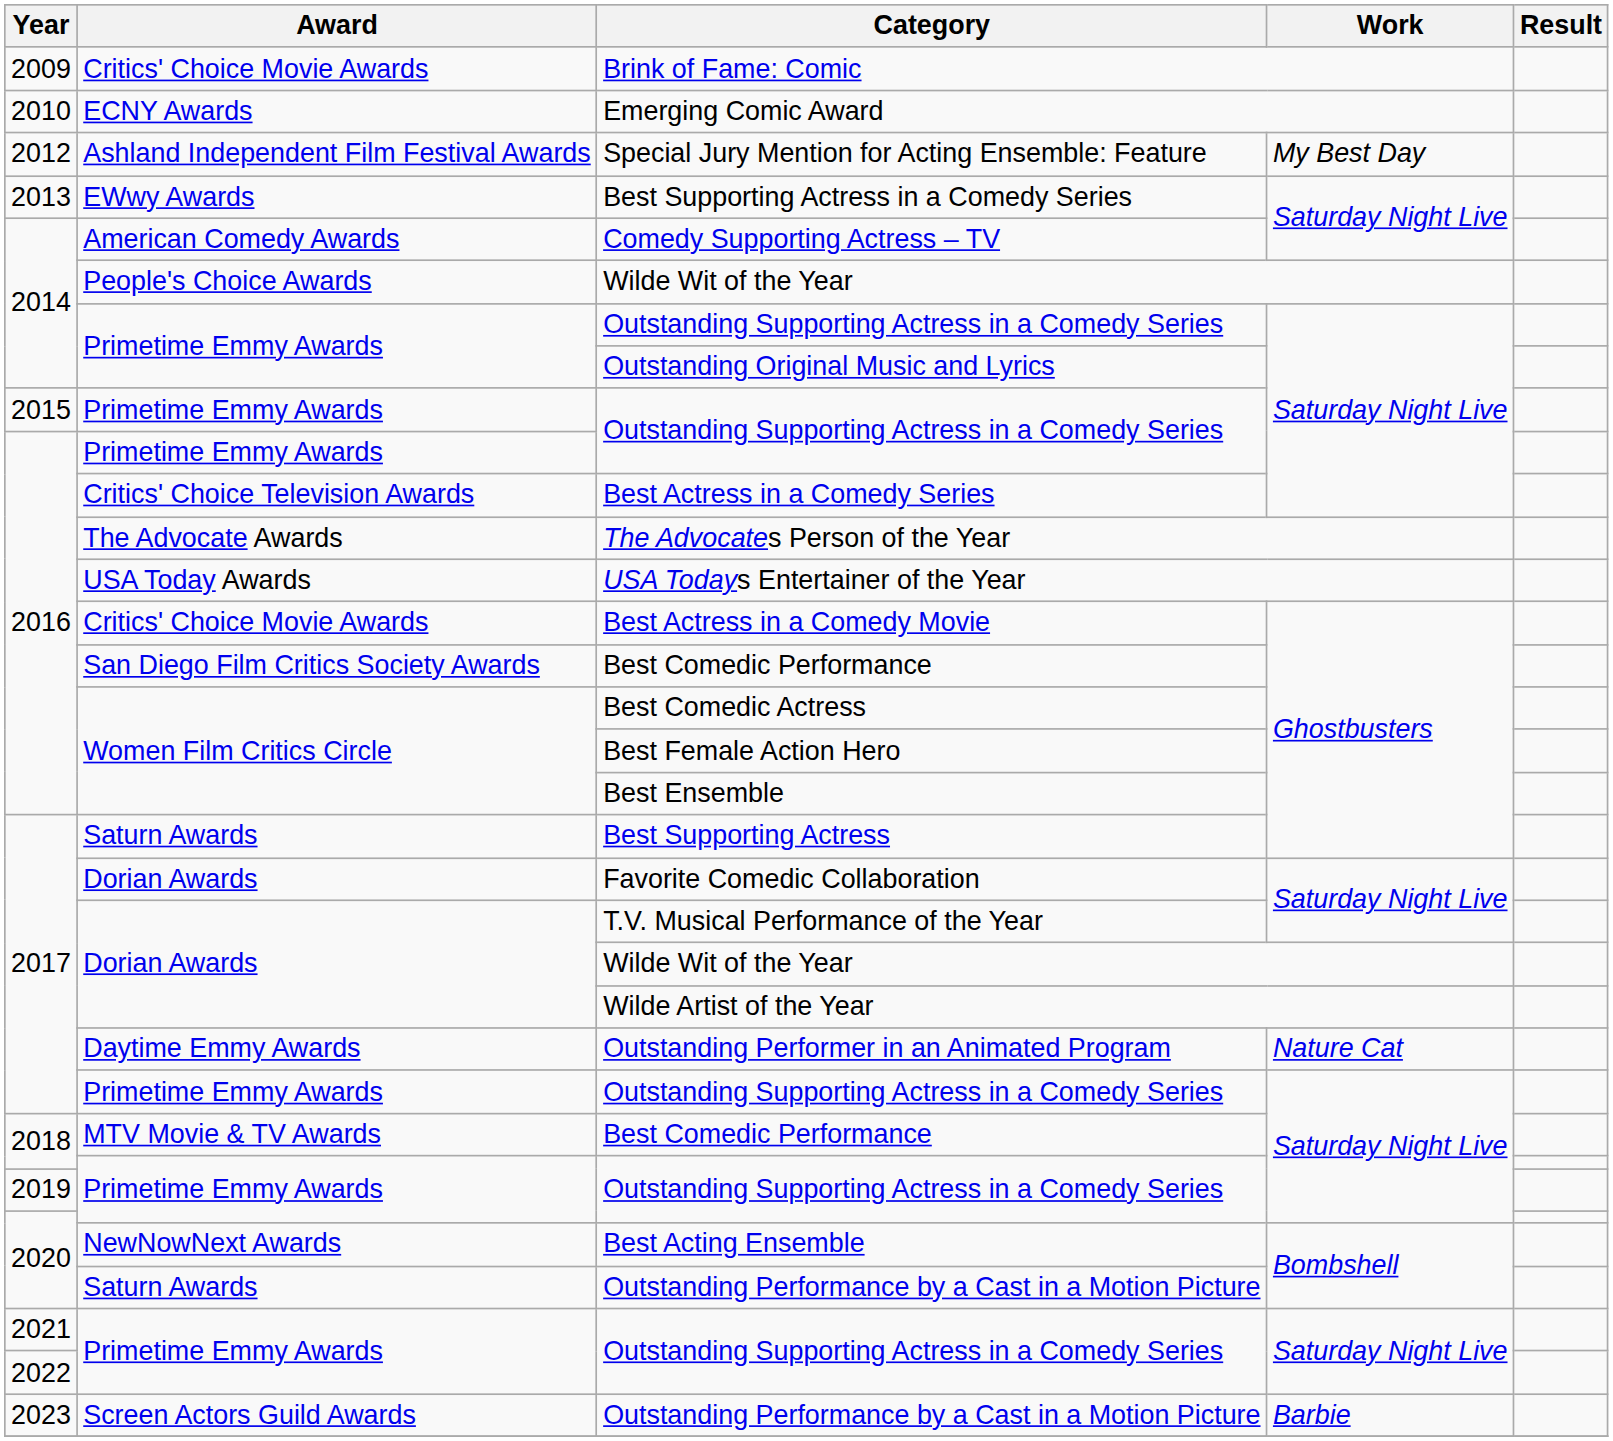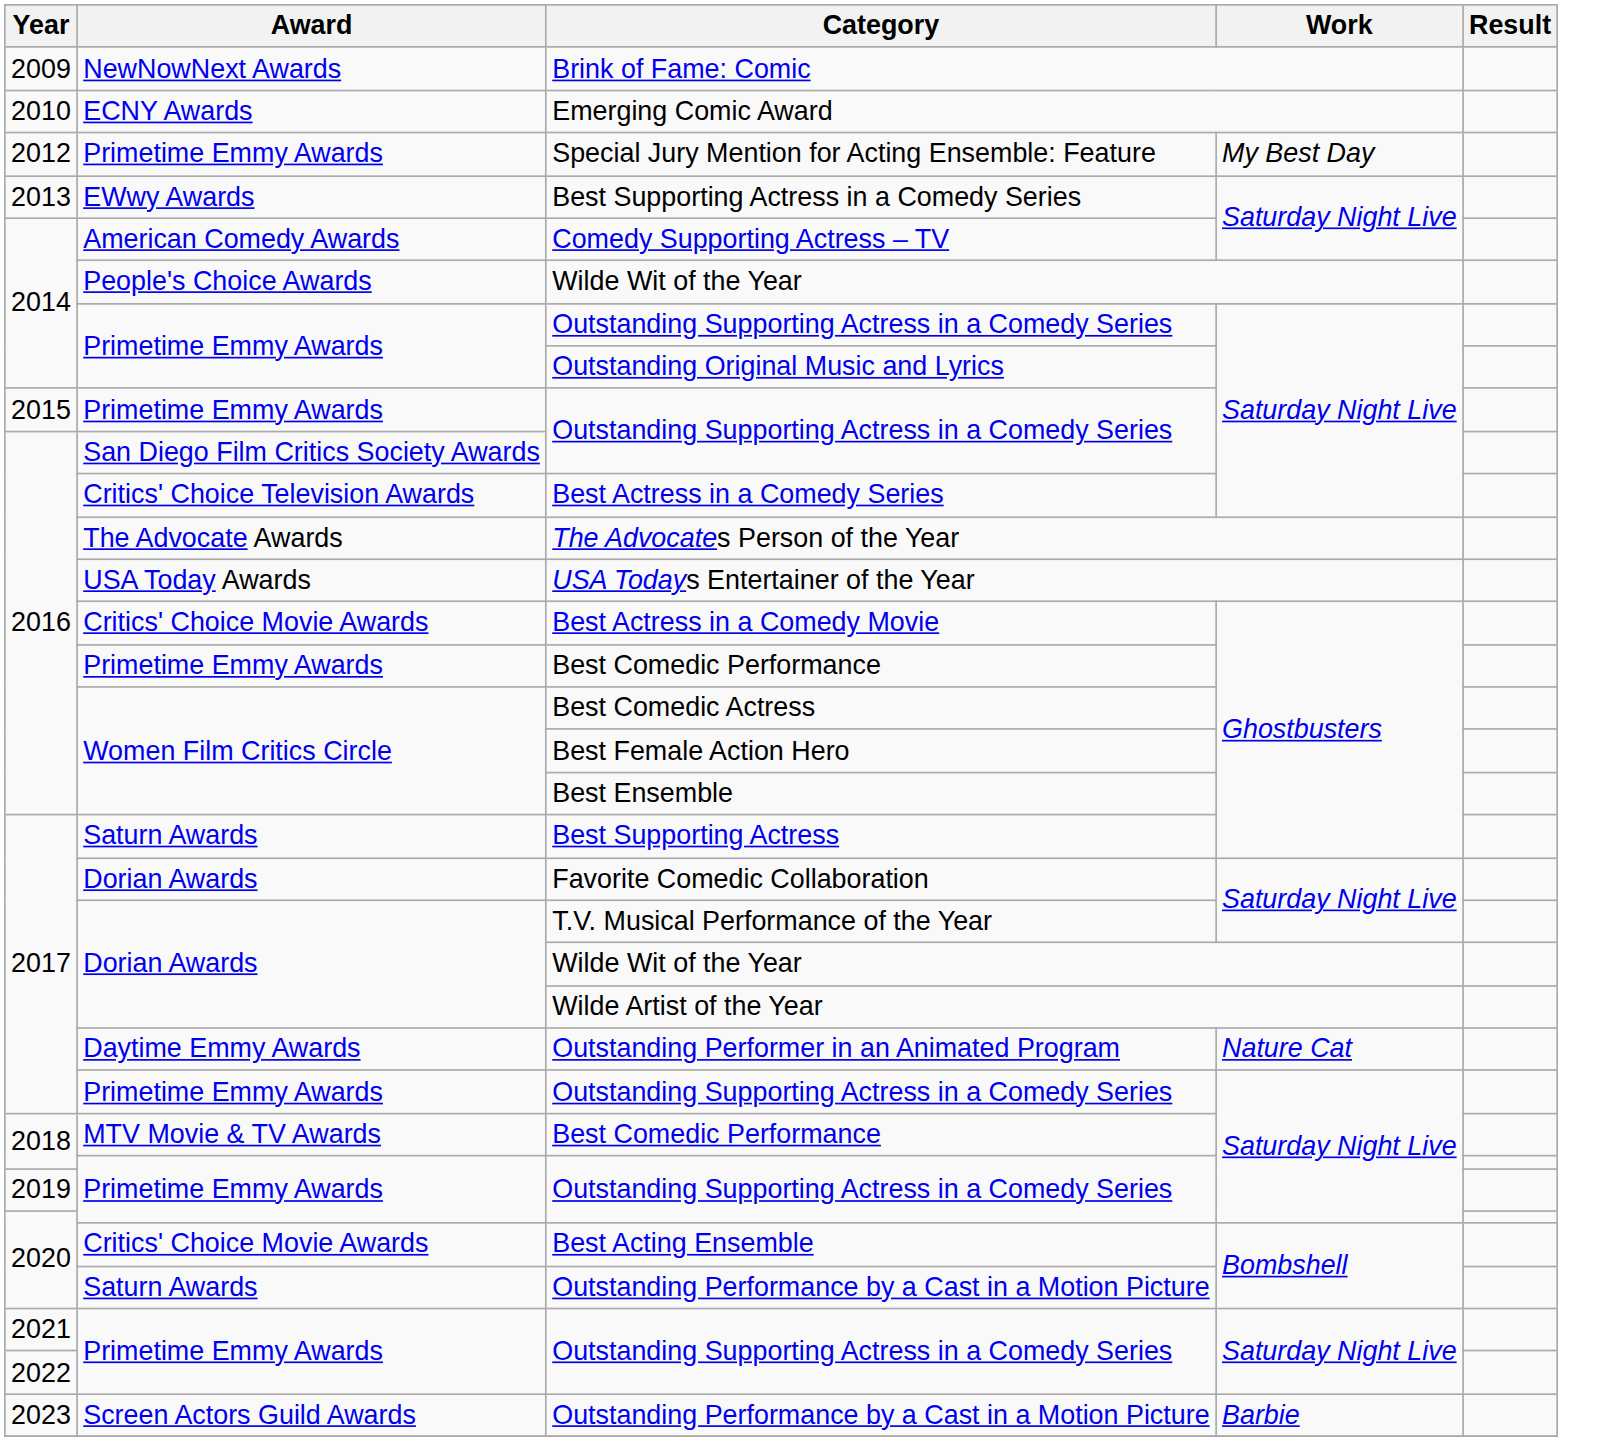(256, 68) Critics' Choice Movie Awards -> (212, 68) NewNowNext Awards
(337, 153) Ashland Independent Film Festival Awards -> (233, 153) Primetime Emmy Awards
(233, 452) Primetime Emmy Awards -> (312, 452) San Diego Film Critics Society Awards
(312, 665) San Diego Film Critics Society Awards -> (233, 665) Primetime Emmy Awards
(212, 1244) NewNowNext Awards -> (256, 1244) Critics' Choice Movie Awards
